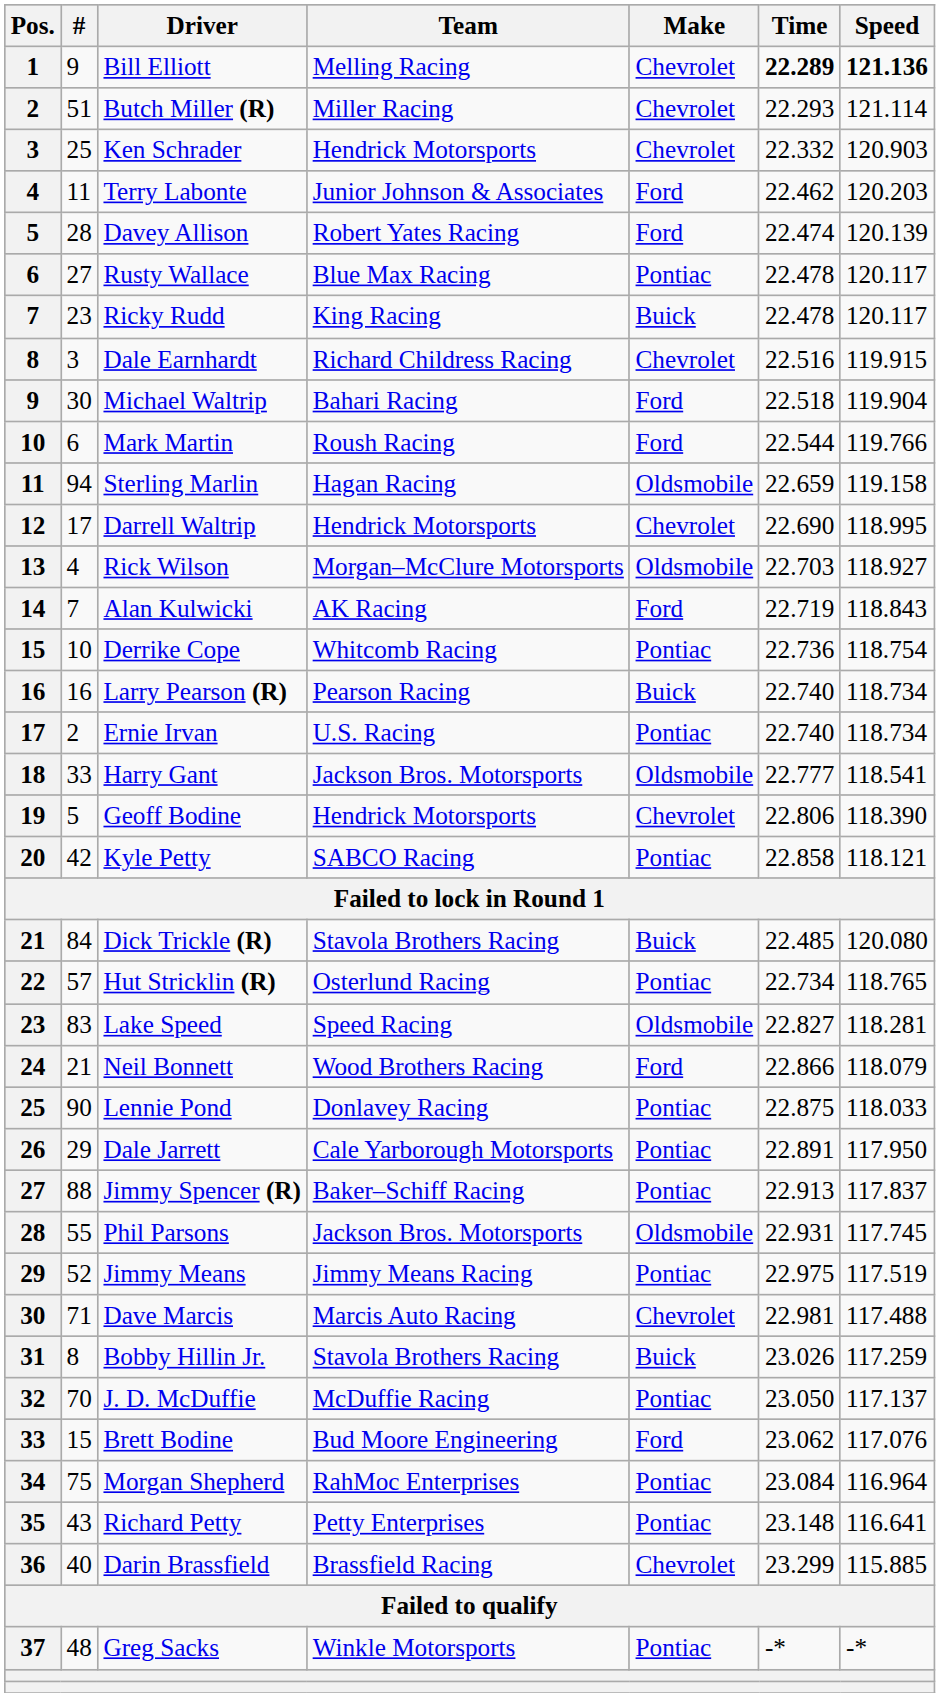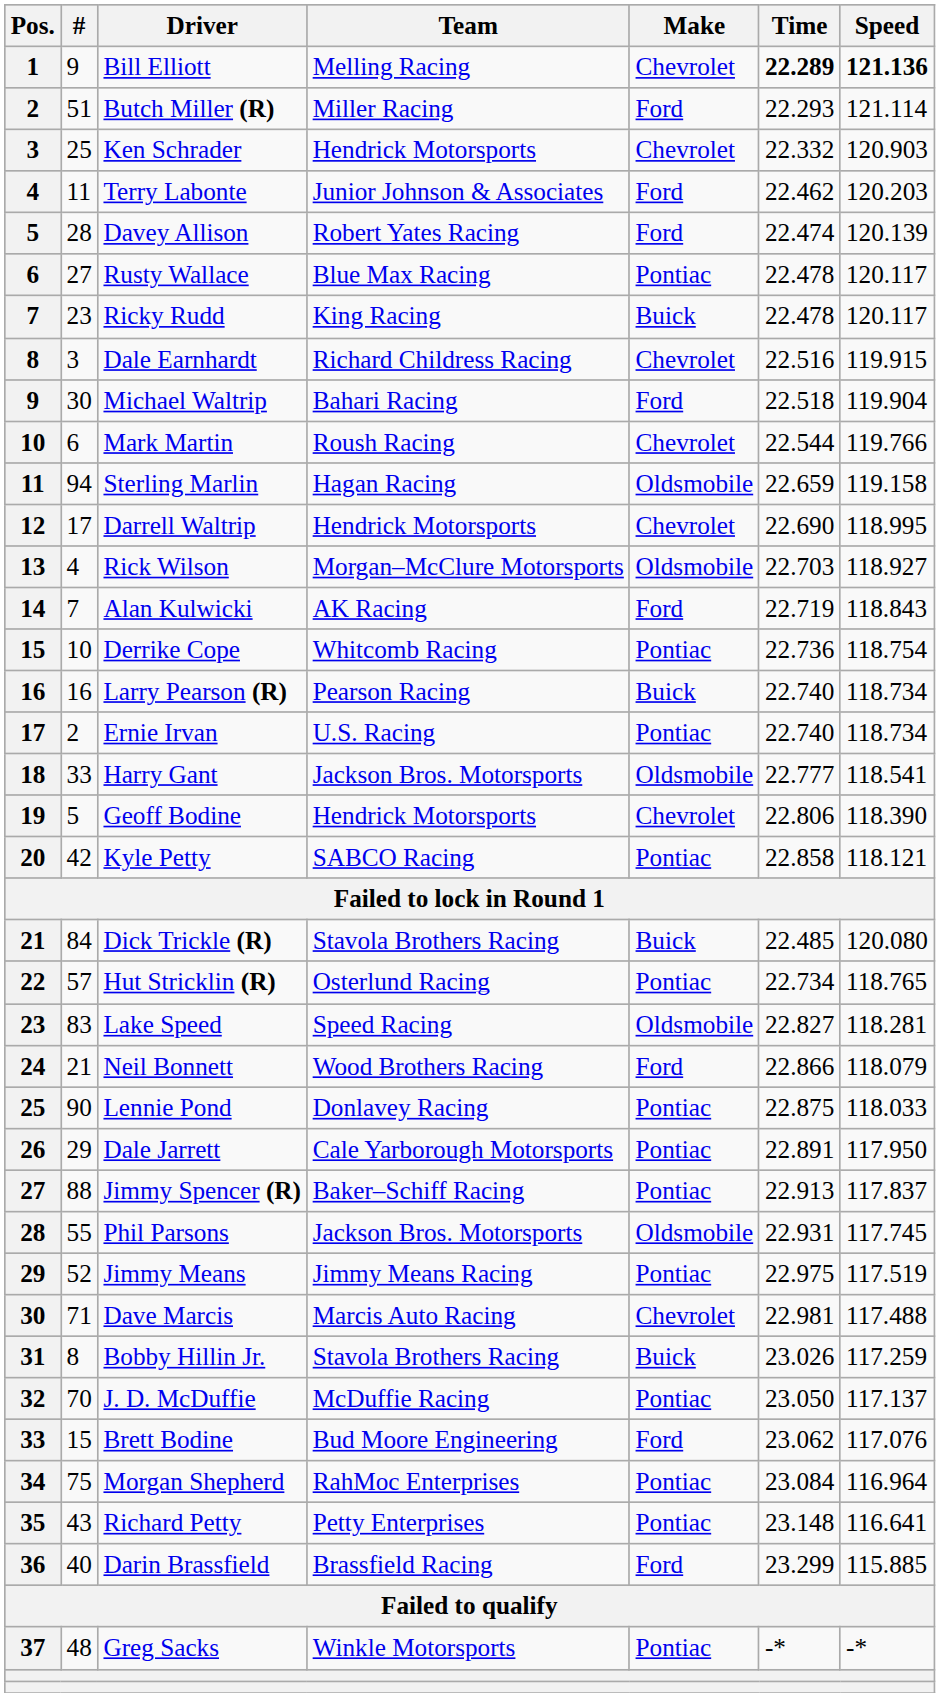(685, 108) Chevrolet -> (659, 108) Ford
(659, 441) Ford -> (685, 441) Chevrolet
(685, 1564) Chevrolet -> (659, 1564) Ford
